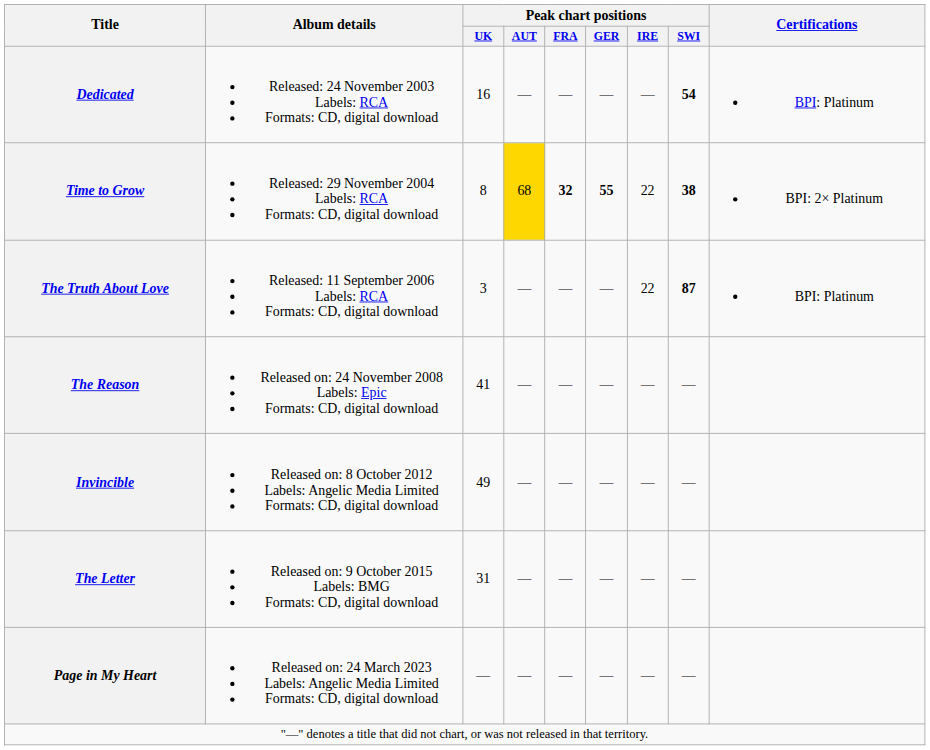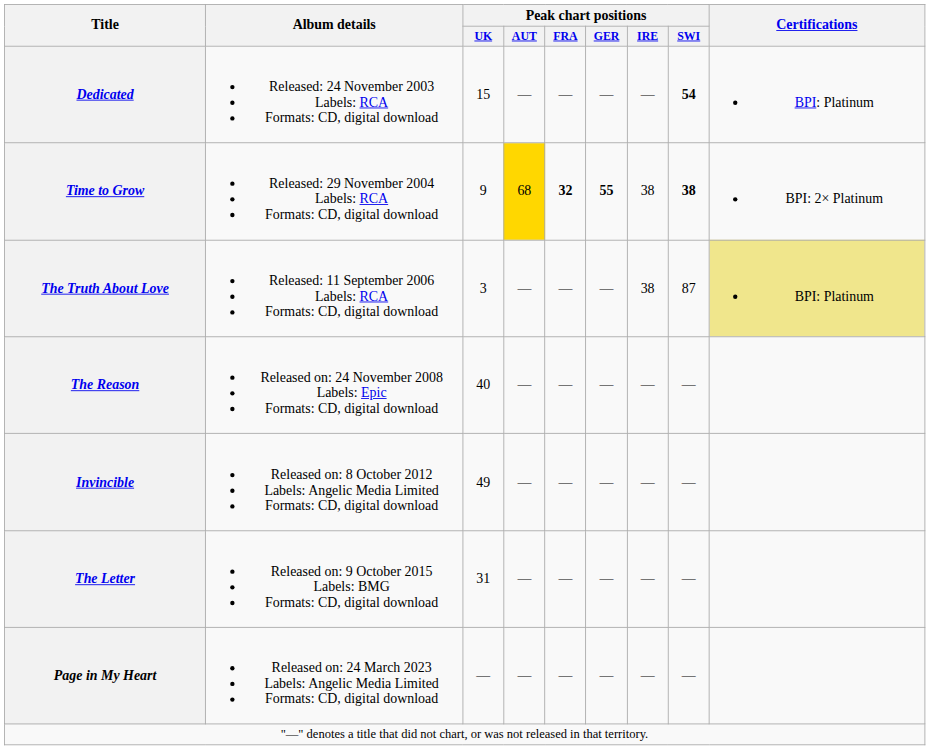(483, 94) 16 -> (483, 94) 15
(483, 191) 8 -> (483, 191) 9
(648, 191) 22 -> (648, 191) 38
(648, 288) 22 -> (648, 288) 38
(689, 288) bold -> (689, 288) normal
(817, 296) no background -> (817, 296) khaki background
(483, 385) 41 -> (483, 385) 40
